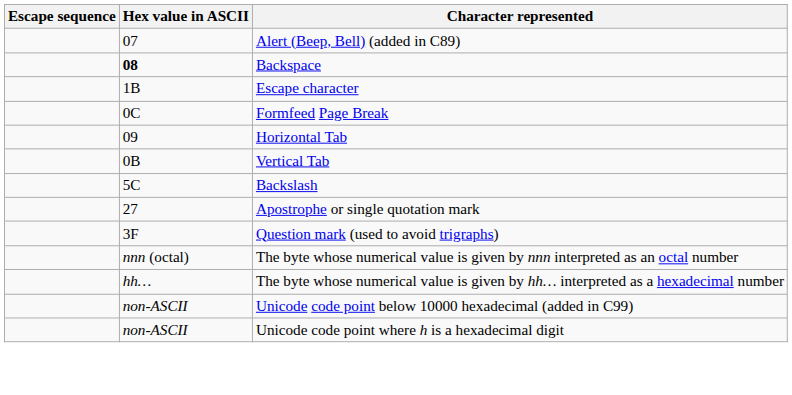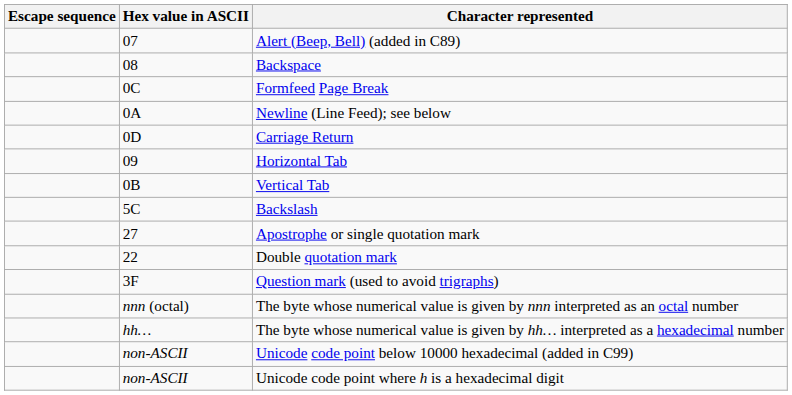(130, 64) bold -> (130, 64) normal
- row: (307, 88)
+ row: (353, 112)
+ row: (305, 137)
+ row: (326, 257)
